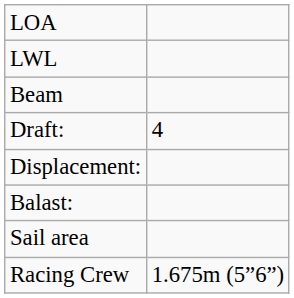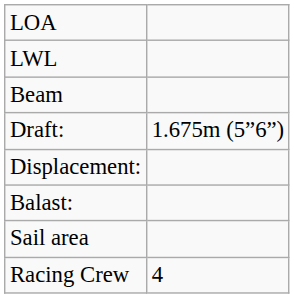(157, 130) 4 -> (218, 130) 1.675m (5”6”)
(218, 274) 1.675m (5”6”) -> (157, 274) 4
